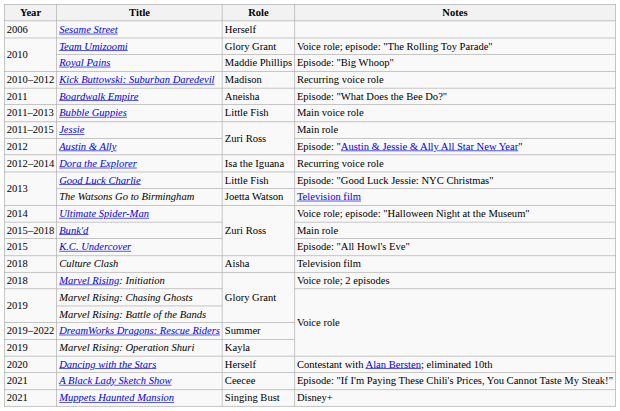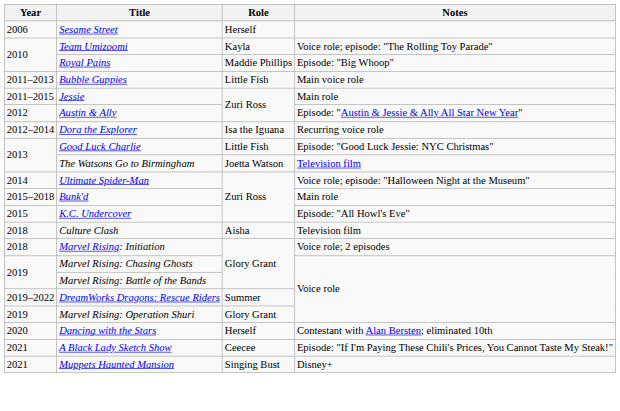(251, 46) Glory Grant -> (237, 46) Kayla
- row: (137, 79)
- row: (99, 96)
(237, 347) Kayla -> (251, 314) Glory Grant
